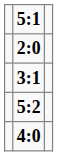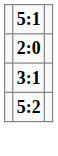- row: (29, 136)
